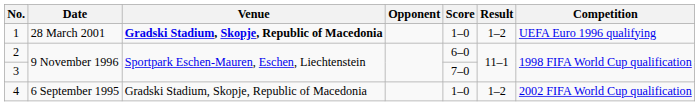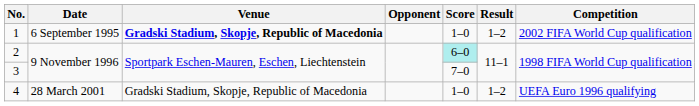(68, 33) 28 March 2001 -> (75, 33) 6 September 1995
(588, 33) UEFA Euro 1996 qualifying -> (605, 33) 2002 FIFA World Cup qualification
(460, 52) no background -> (460, 52) paleturquoise background
(75, 91) 6 September 1995 -> (68, 91) 28 March 2001
(605, 91) 2002 FIFA World Cup qualification -> (588, 91) UEFA Euro 1996 qualifying
